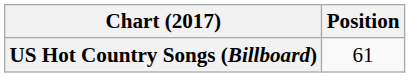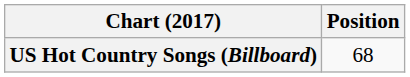(363, 54) 61 -> (363, 54) 68
